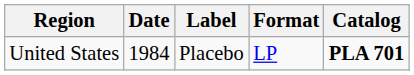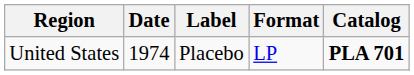(149, 53) 1984 -> (149, 53) 1974
